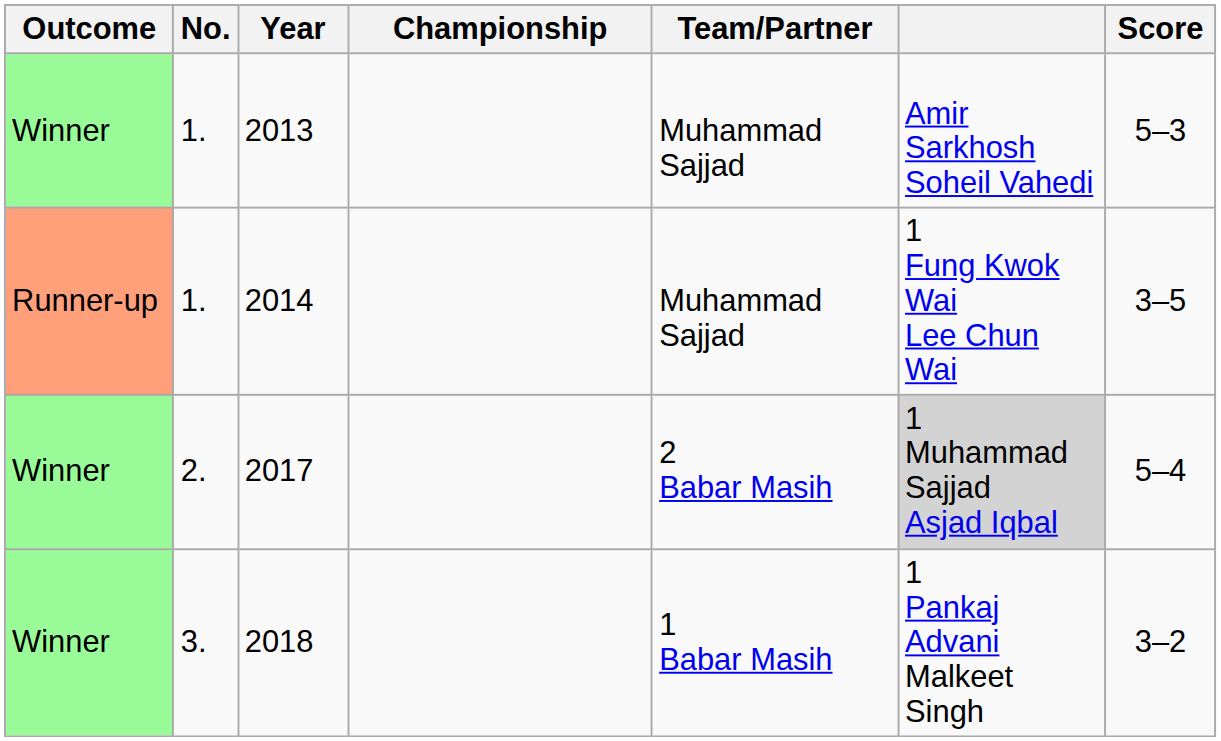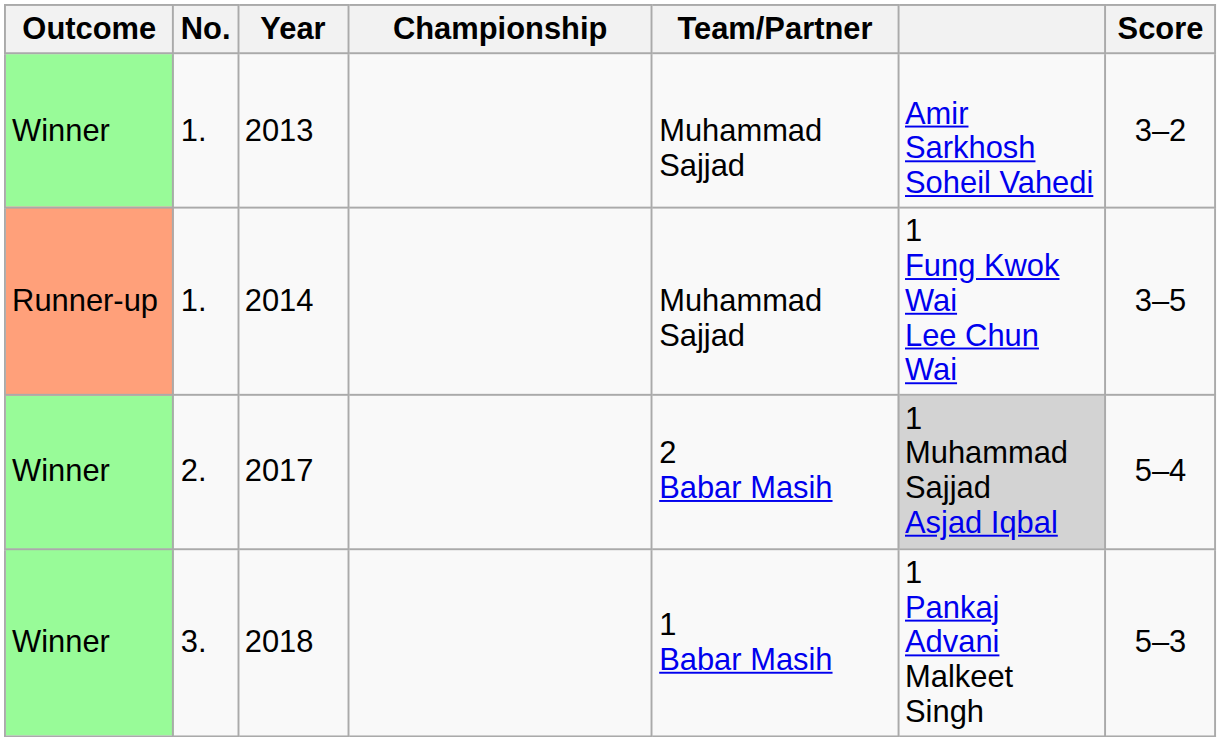(1160, 130) 5–3 -> (1160, 130) 3–2
(1160, 641) 3–2 -> (1160, 641) 5–3
